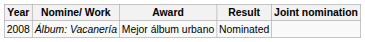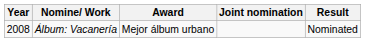columns swapped: (244, 12) <-> (316, 12)
